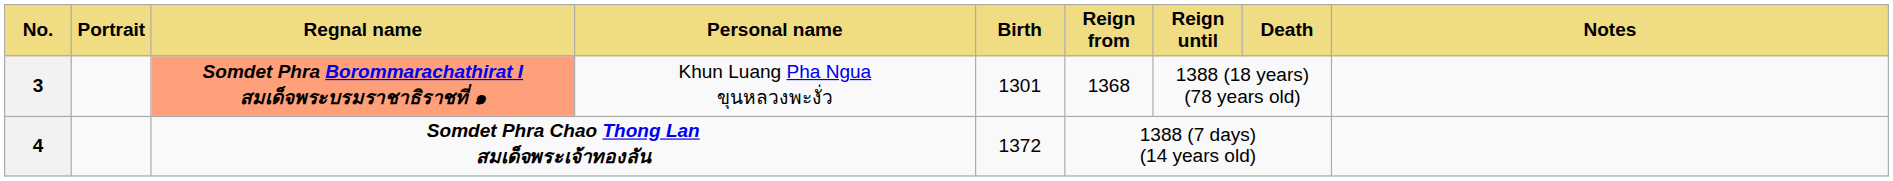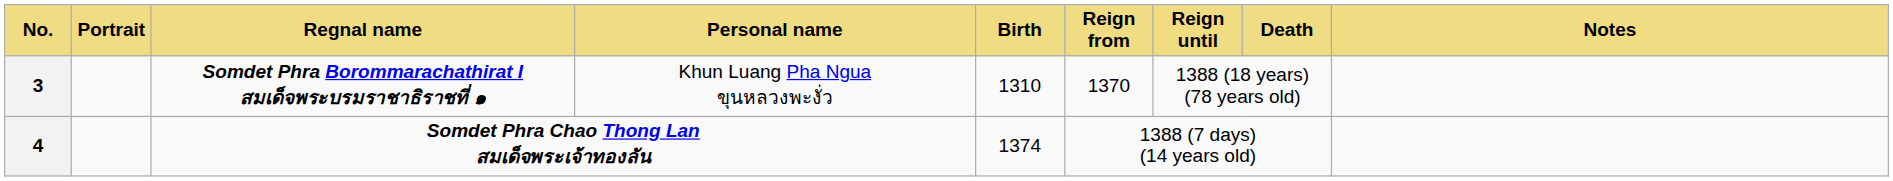(363, 84) lightsalmon background -> (363, 84) no background
(1020, 86) 1301 -> (1020, 86) 1310
(1109, 86) 1368 -> (1109, 86) 1370
(1020, 146) 1372 -> (1020, 146) 1374
